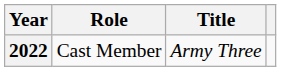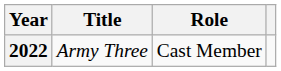columns swapped: (216, 19) <-> (109, 19)
